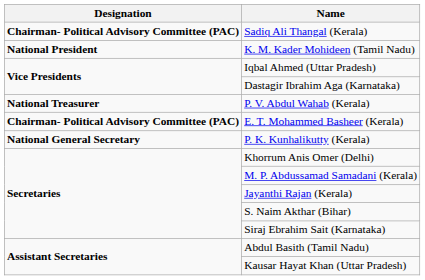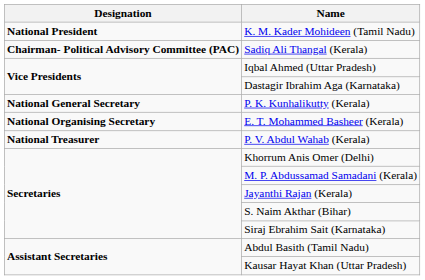rows swapped: (306, 31) <-> (329, 49)
rows swapped: (307, 139) <-> (307, 103)
(123, 121) Chairman- Political Advisory Committee (PAC) -> (81, 121) National Organising Secretary
